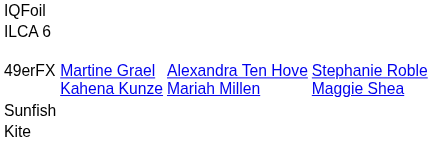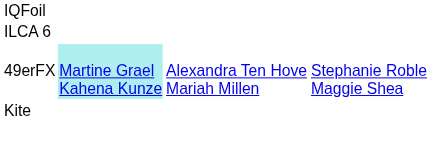(112, 80) no background -> (111, 80) paleturquoise background
- row: (30, 110)
